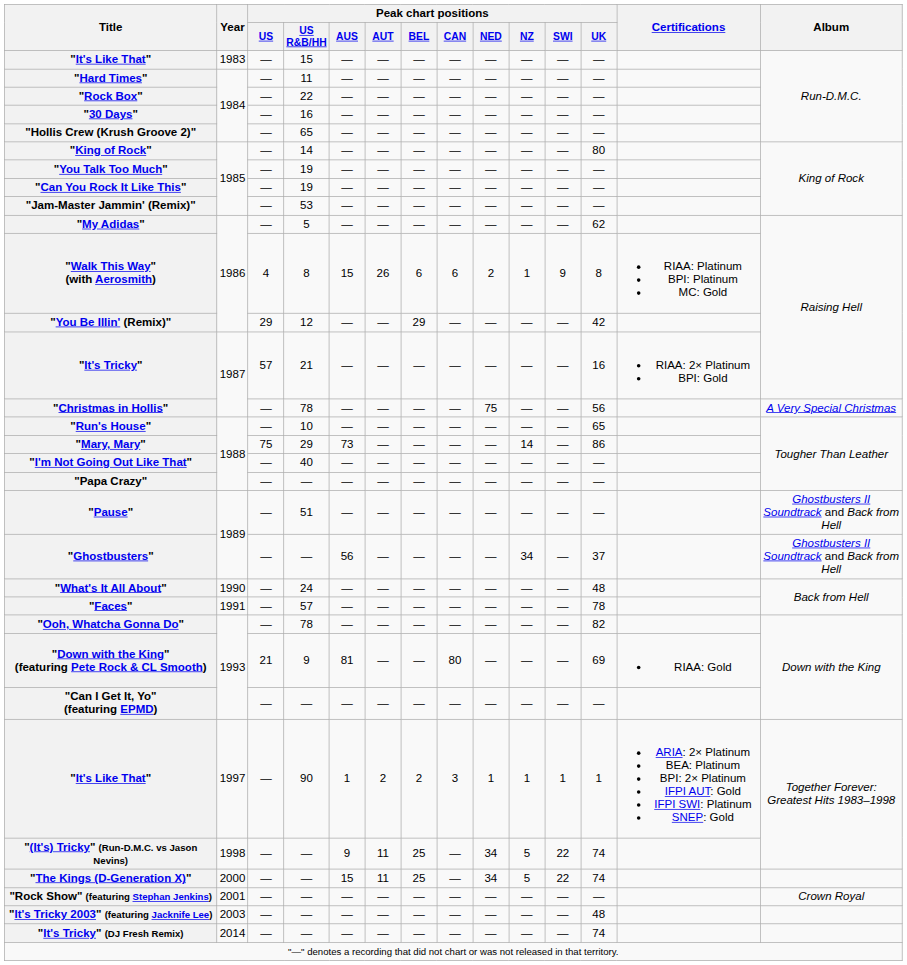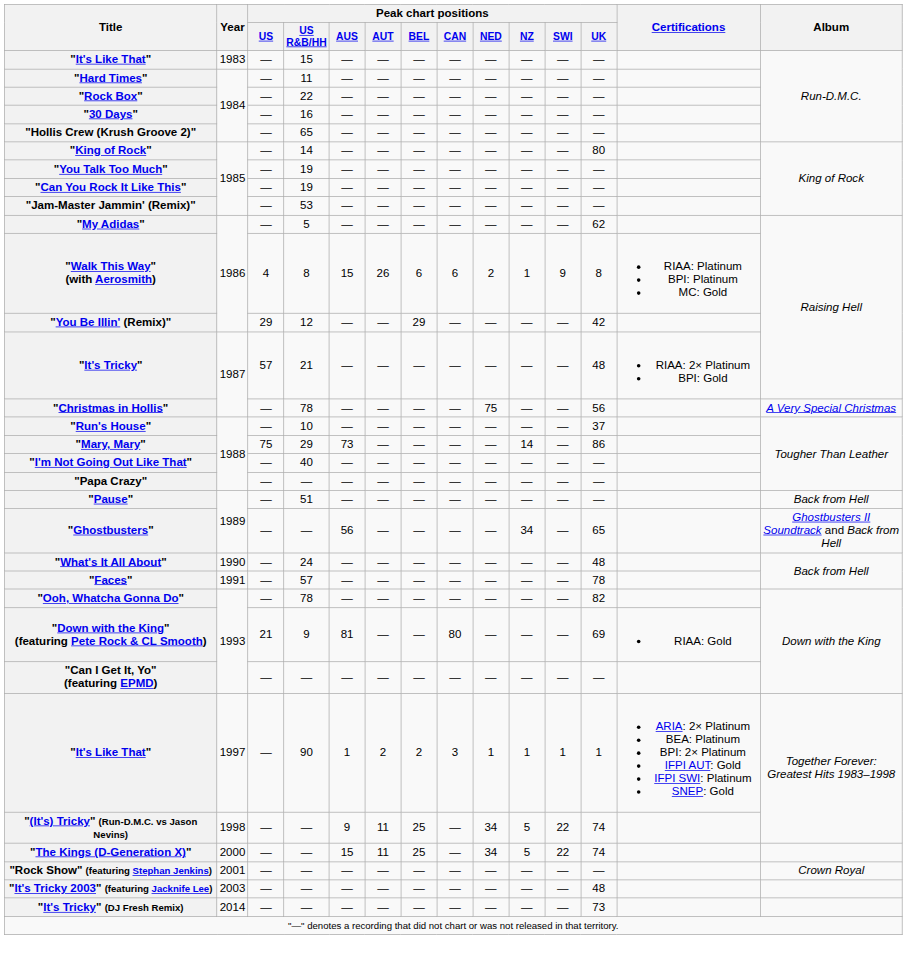(599, 365) 16 -> (599, 365) 48
(599, 426) 65 -> (599, 426) 37
(831, 512) Ghostbusters II Soundtrack and Back from Hell -> (831, 499) Back from Hell
(599, 556) 37 -> (599, 530) 65
(599, 933) 74 -> (599, 907) 73
